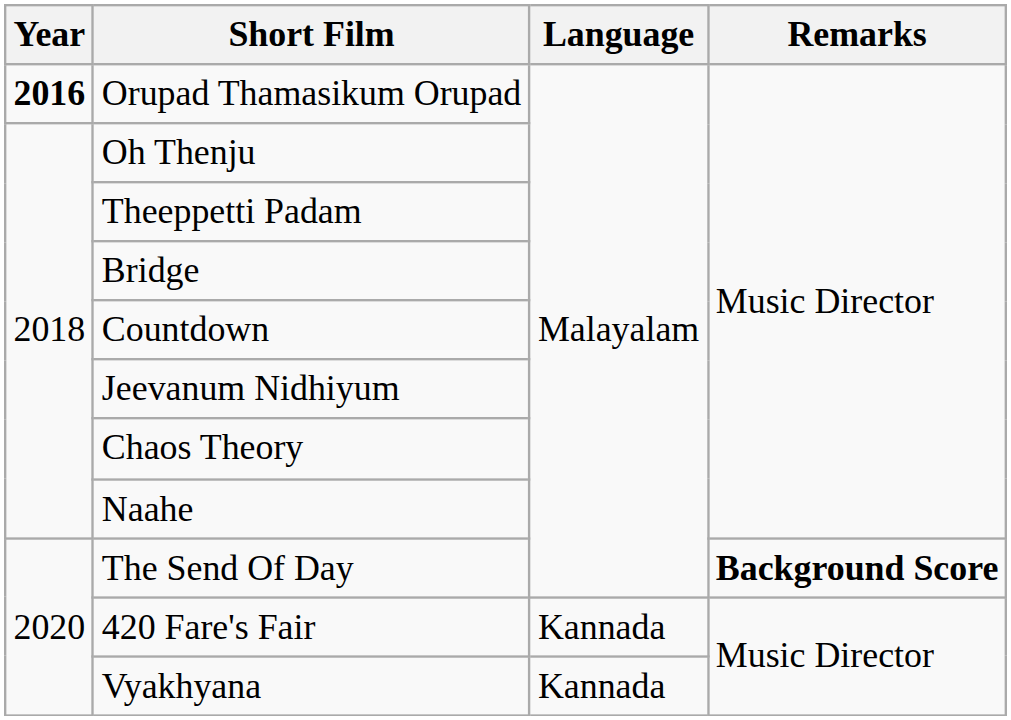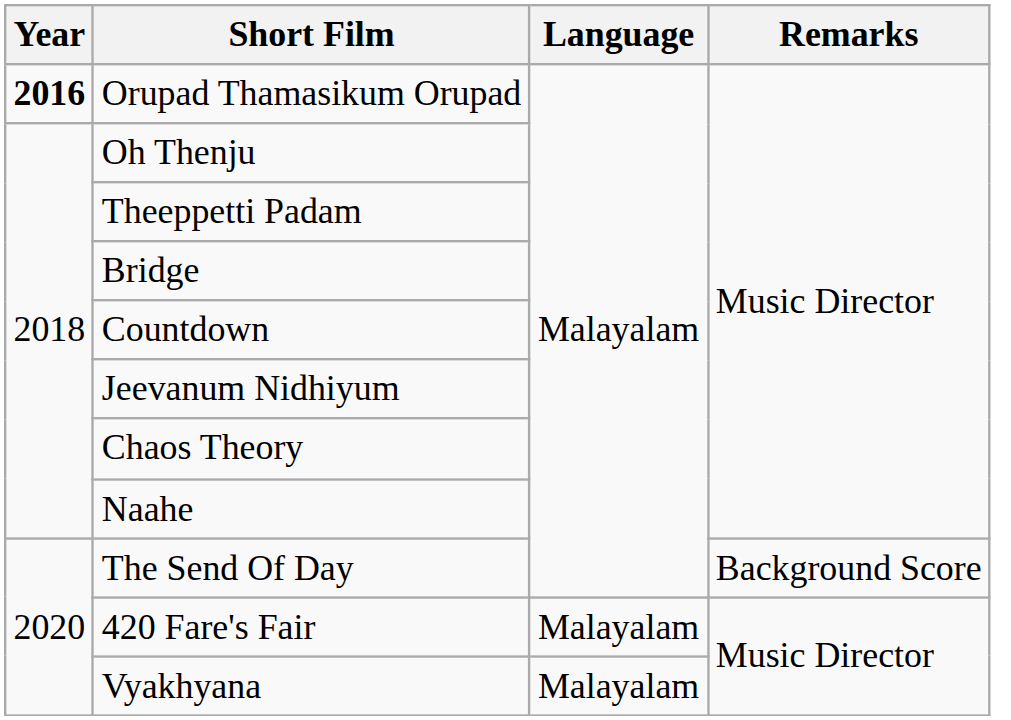(857, 566) bold -> (849, 566) normal
(602, 625) Kannada -> (619, 625) Malayalam
(602, 684) Kannada -> (619, 684) Malayalam
